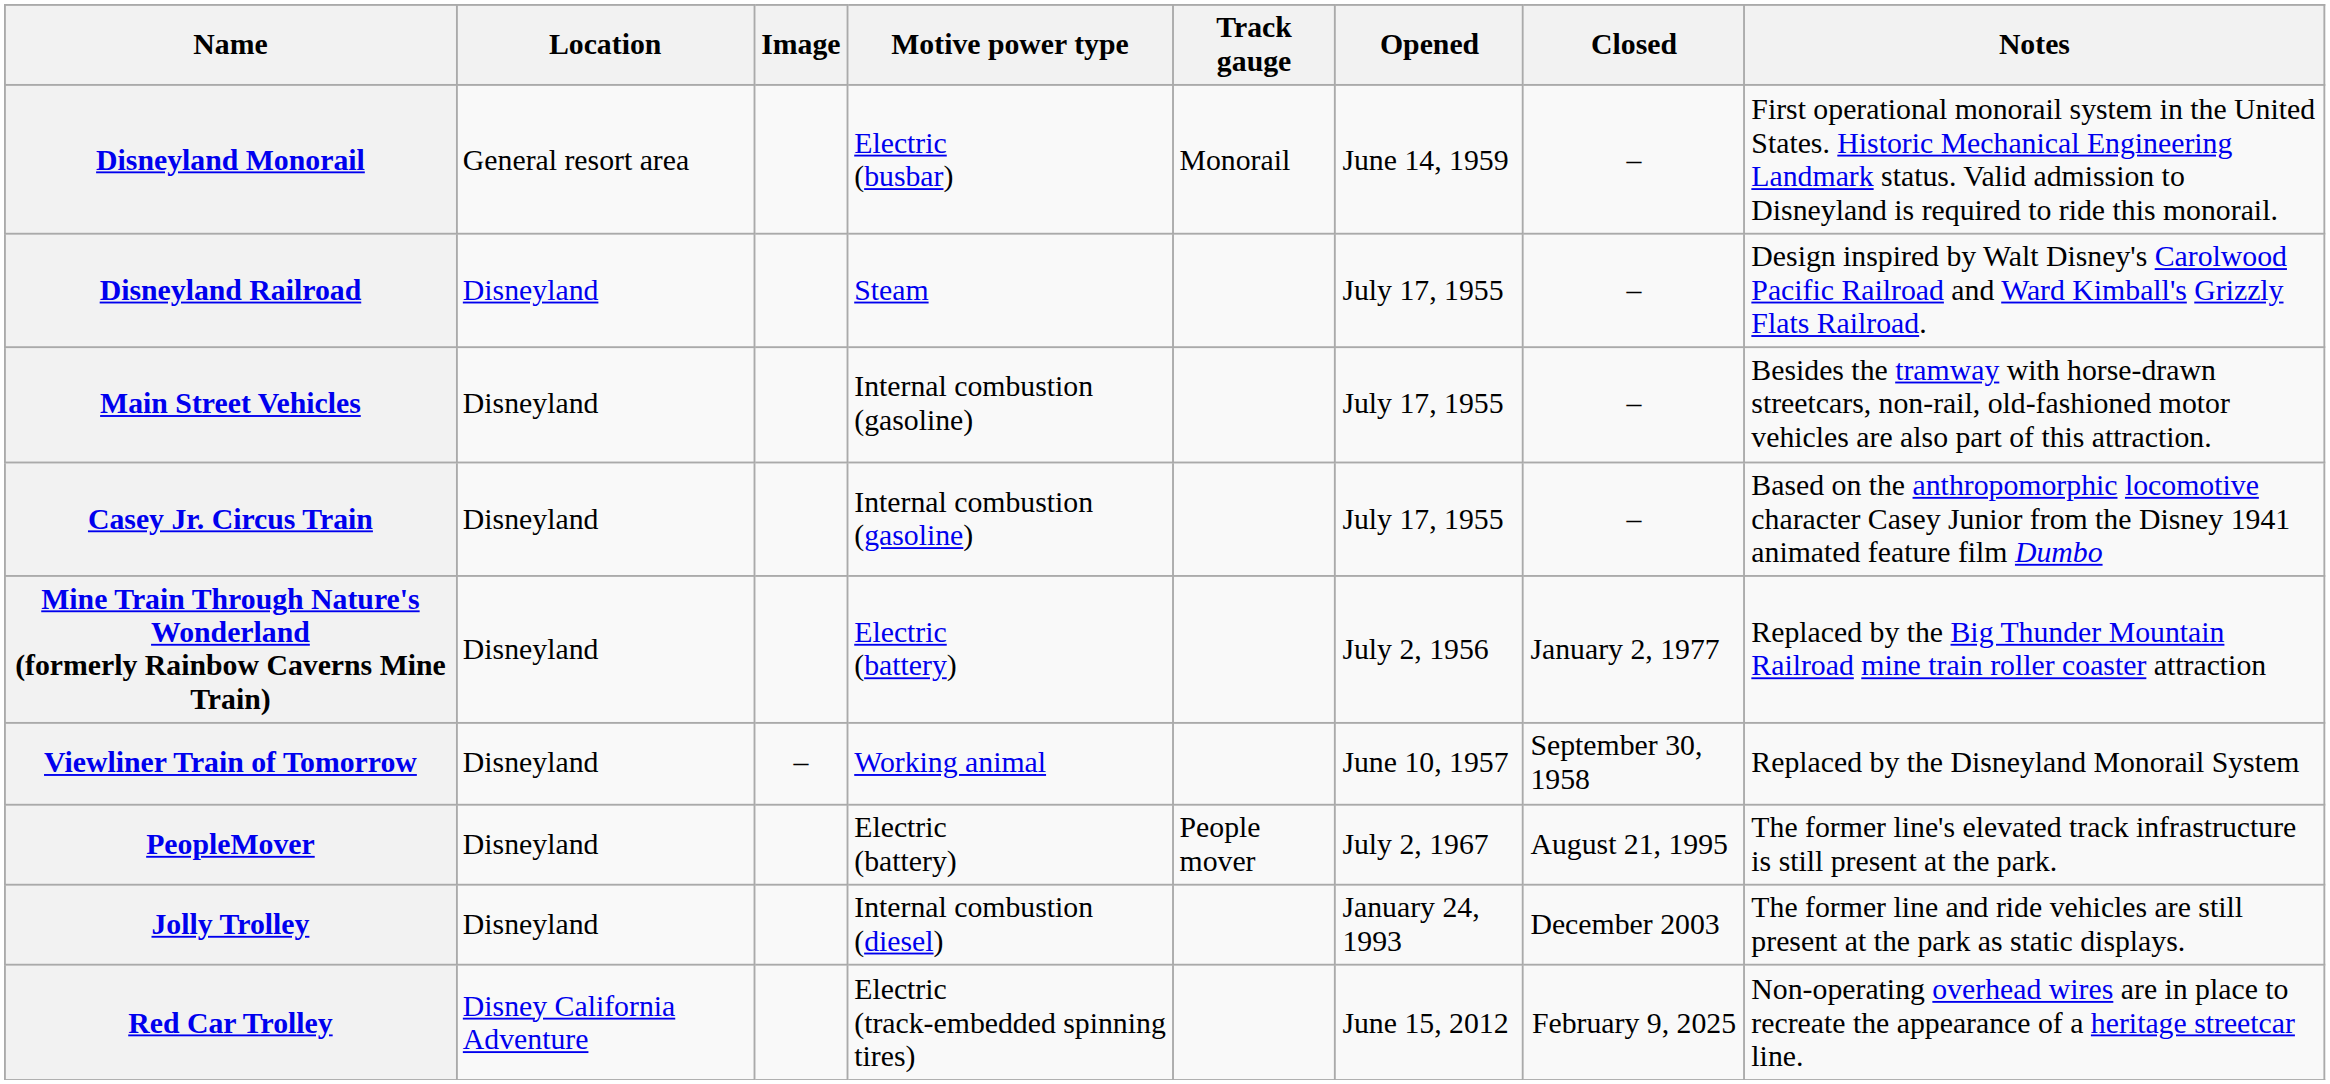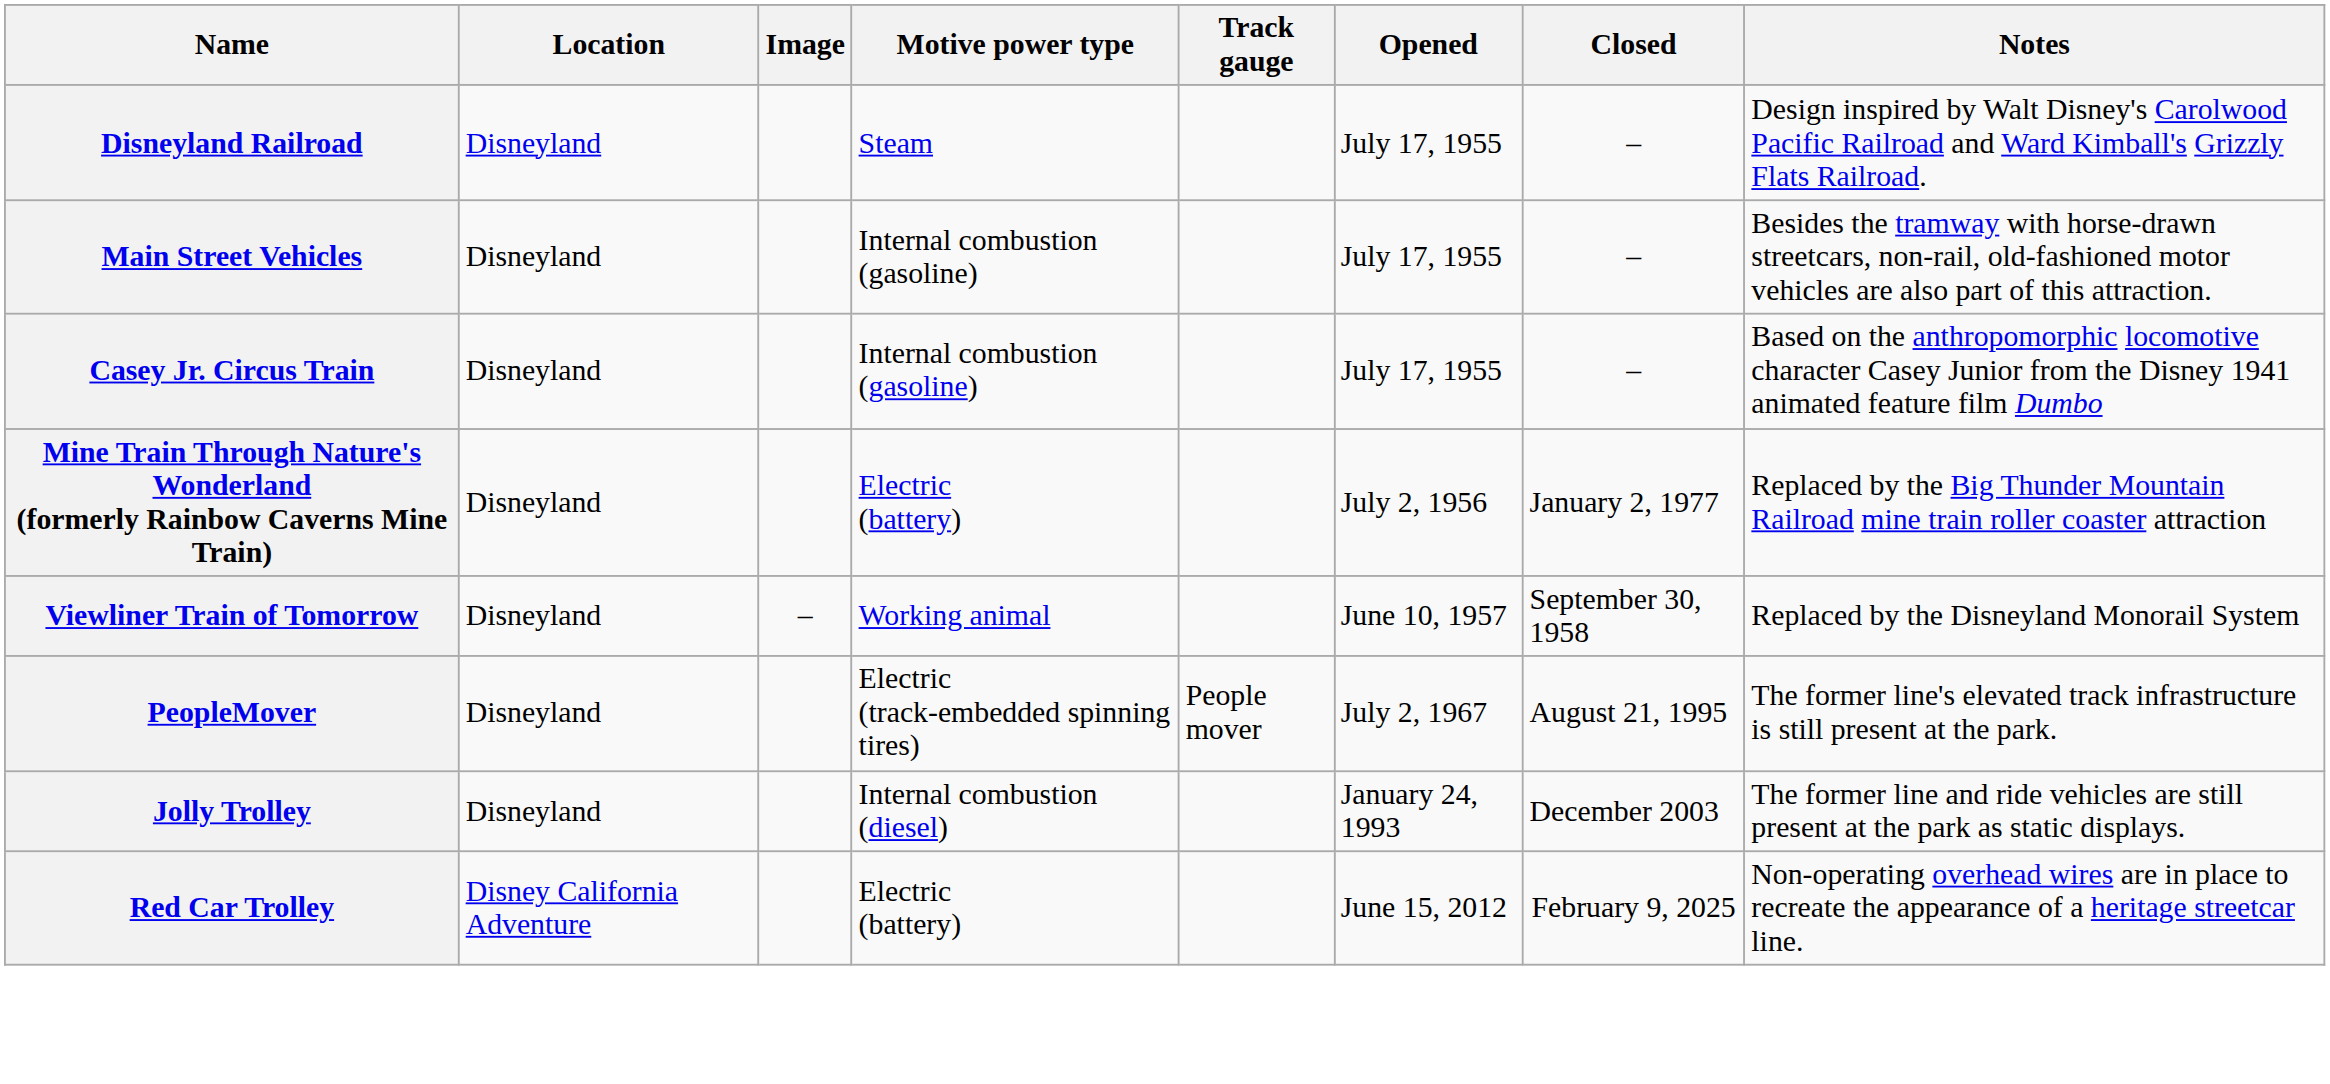- row: (230, 158)
(905, 843) Electric (battery) -> (1014, 713) Electric (track-embedded spinning tires)
(1010, 1022) Electric (track-embedded spinning tires) -> (910, 907) Electric (battery)
